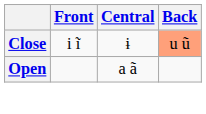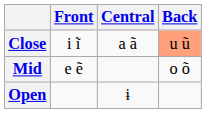(128, 43) ɨ -> (128, 43) a ã
+ row: (27, 69)
(128, 69) a ã -> (128, 95) ɨ
